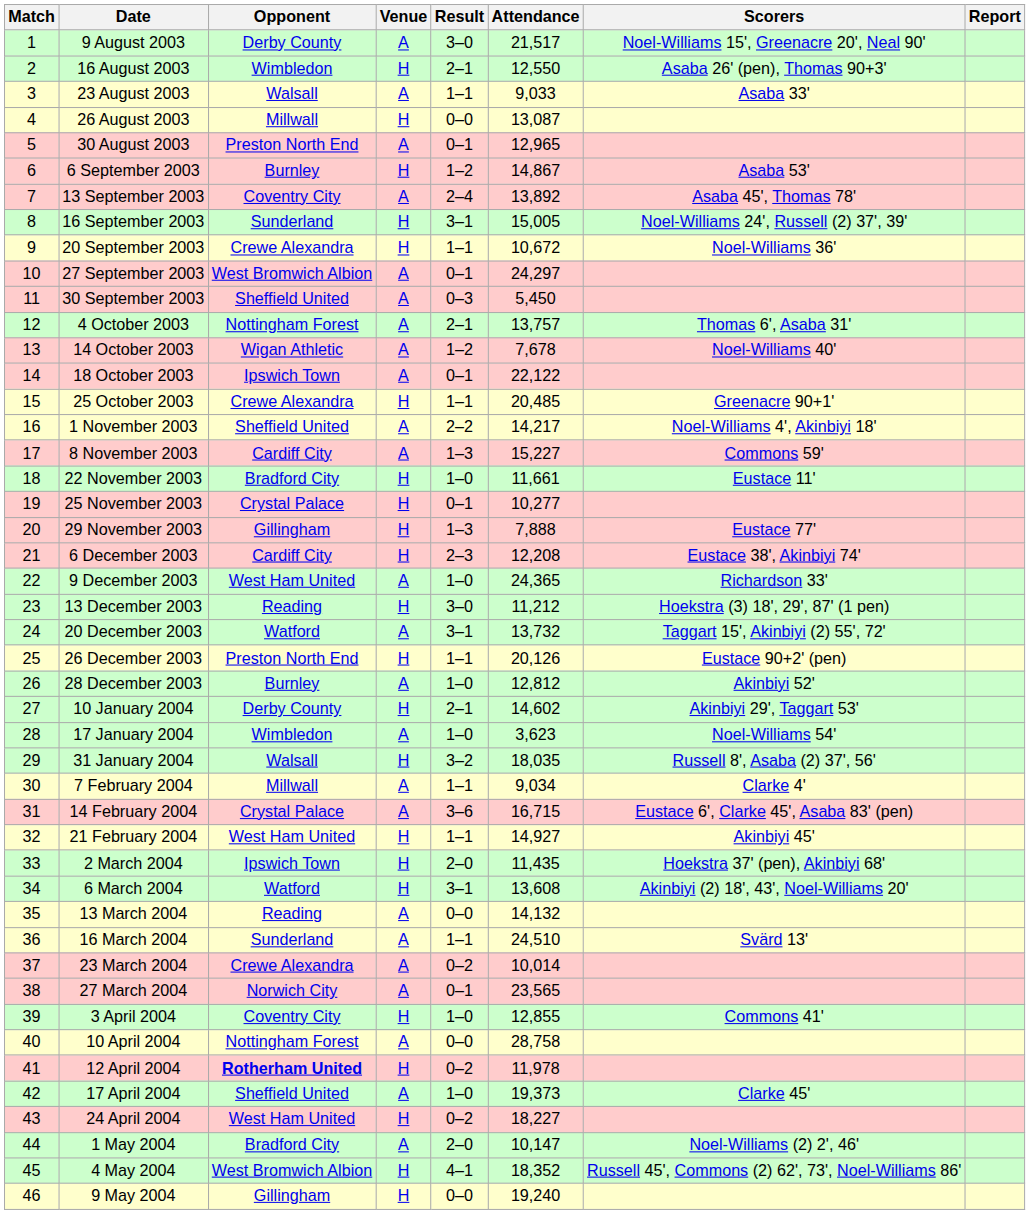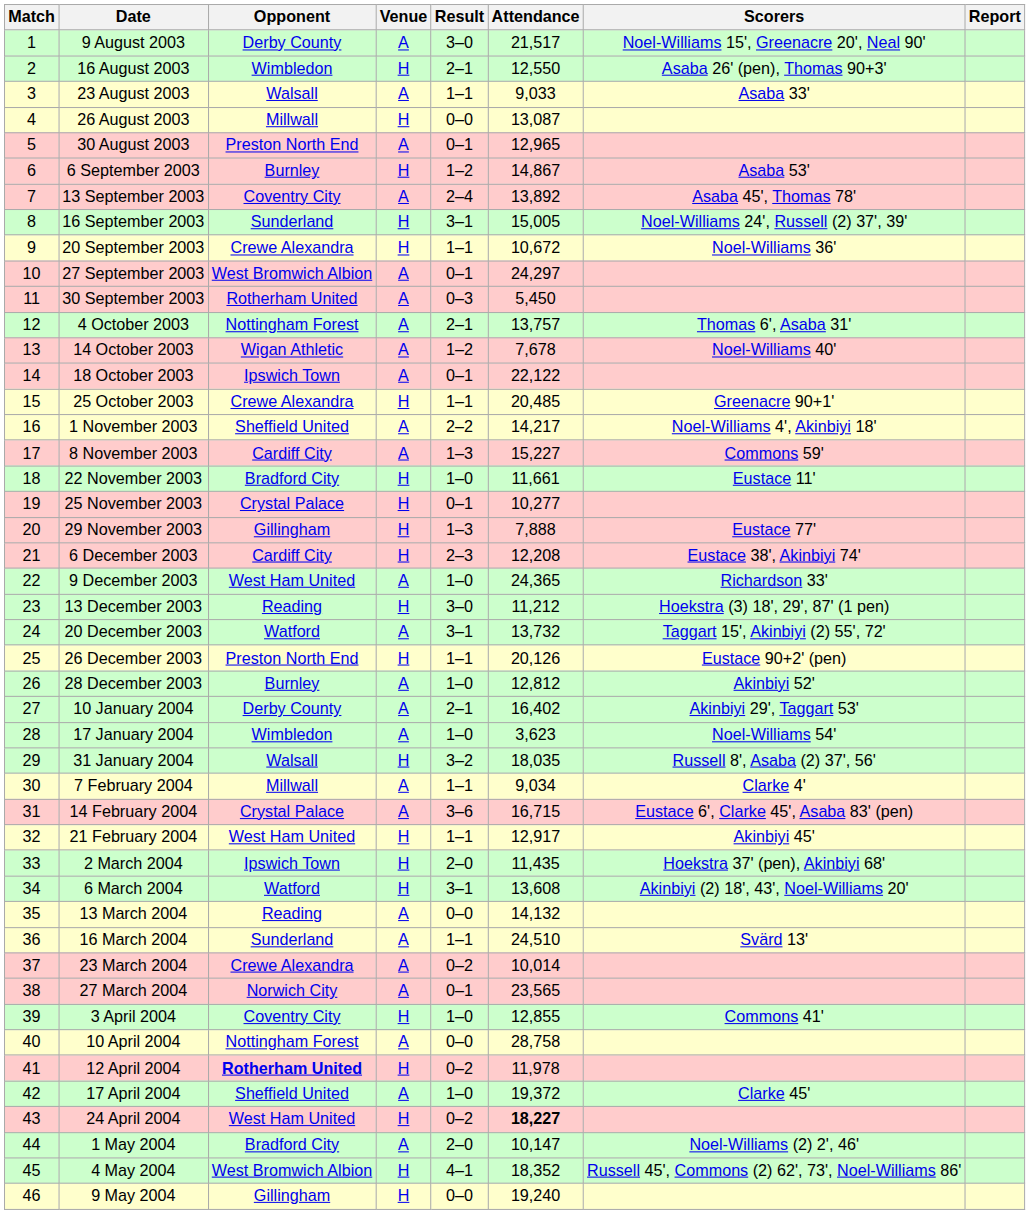(292, 299) Sheffield United -> (292, 299) Rotherham United
(403, 709) H -> (403, 709) A
(536, 709) 14,602 -> (536, 709) 16,402
(536, 837) 14,927 -> (536, 837) 12,917
(536, 1093) 19,373 -> (536, 1093) 19,372
(536, 1119) normal -> (536, 1119) bold
